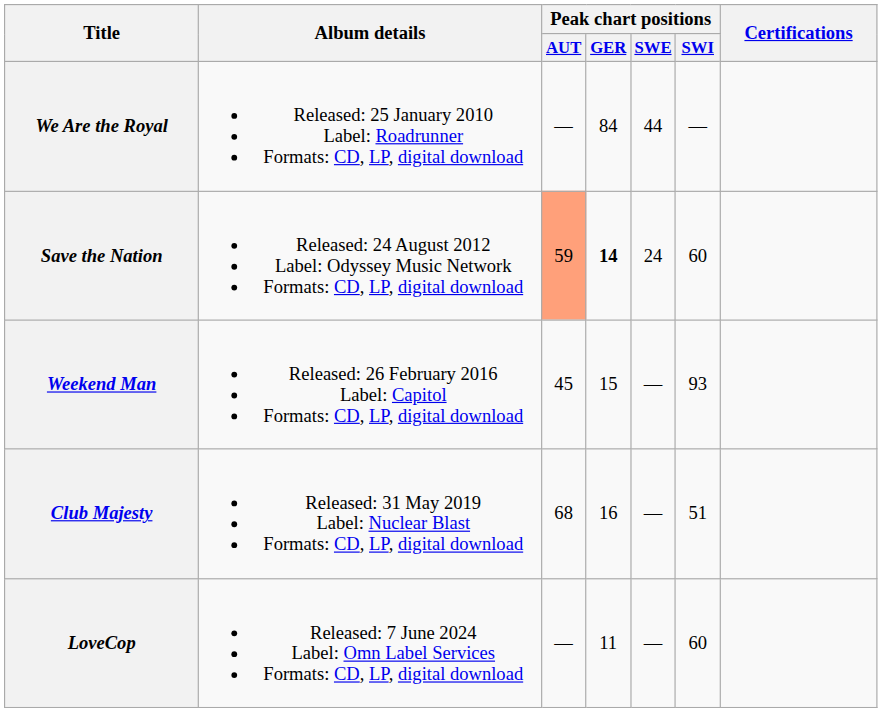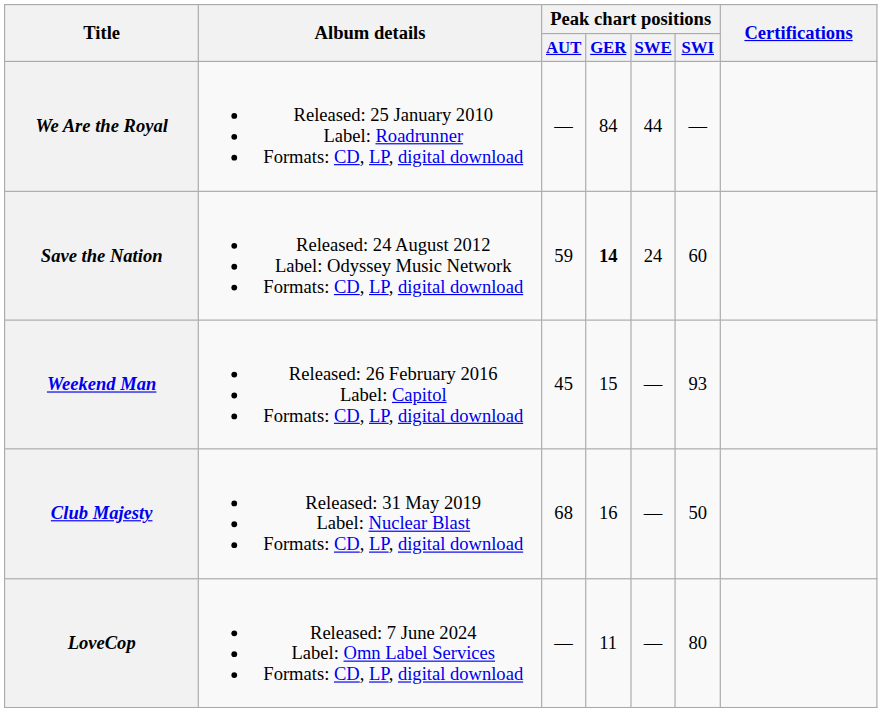(564, 255) lightsalmon background -> (564, 255) no background
(698, 513) 51 -> (698, 513) 50
(698, 642) 60 -> (698, 642) 80
